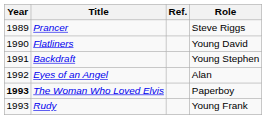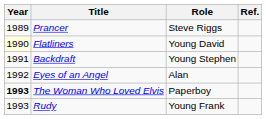columns swapped: (226, 12) <-> (178, 12)
(18, 43) no background -> (18, 43) lightyellow background
